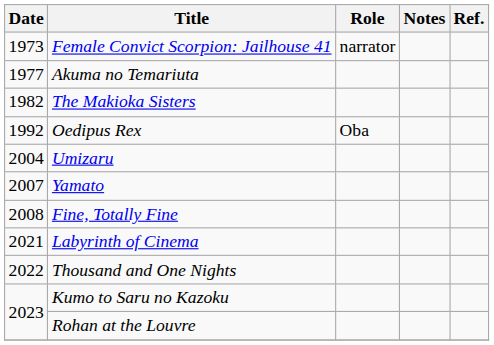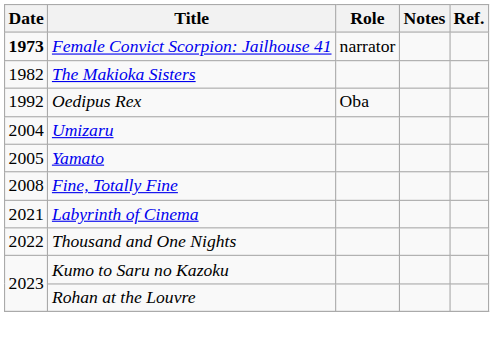(26, 46) normal -> (26, 46) bold
- row: (125, 74)
(26, 185) 2007 -> (26, 158) 2005
